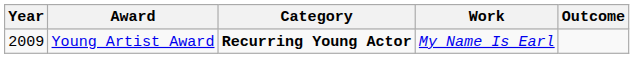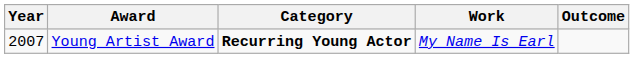(26, 41) 2009 -> (26, 41) 2007
